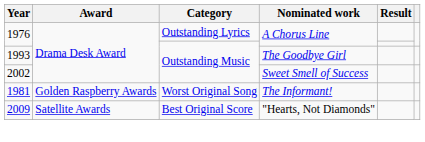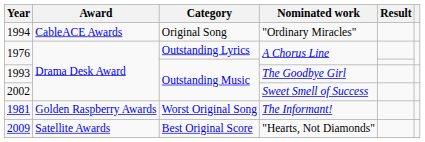+ row: (19, 31)
